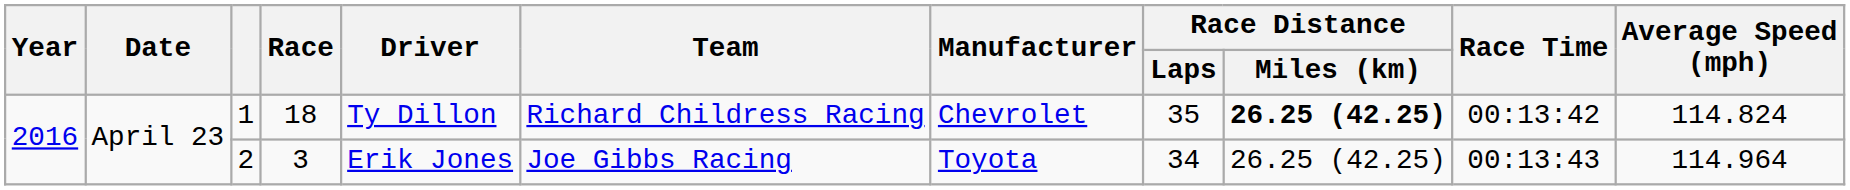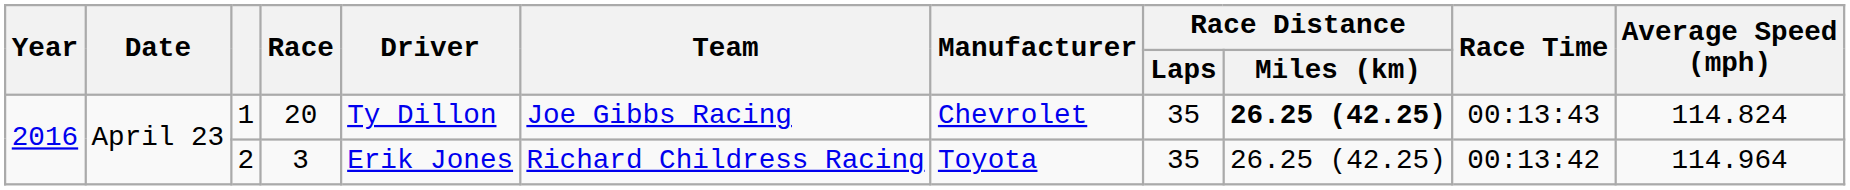(301, 117) 18 -> (301, 117) 20
(725, 117) Richard Childress Racing -> (659, 117) Joe Gibbs Racing
(1534, 117) 00:13:42 -> (1534, 117) 00:13:43
(659, 162) Joe Gibbs Racing -> (725, 162) Richard Childress Racing
(1184, 162) 34 -> (1184, 162) 35
(1534, 162) 00:13:43 -> (1534, 162) 00:13:42
